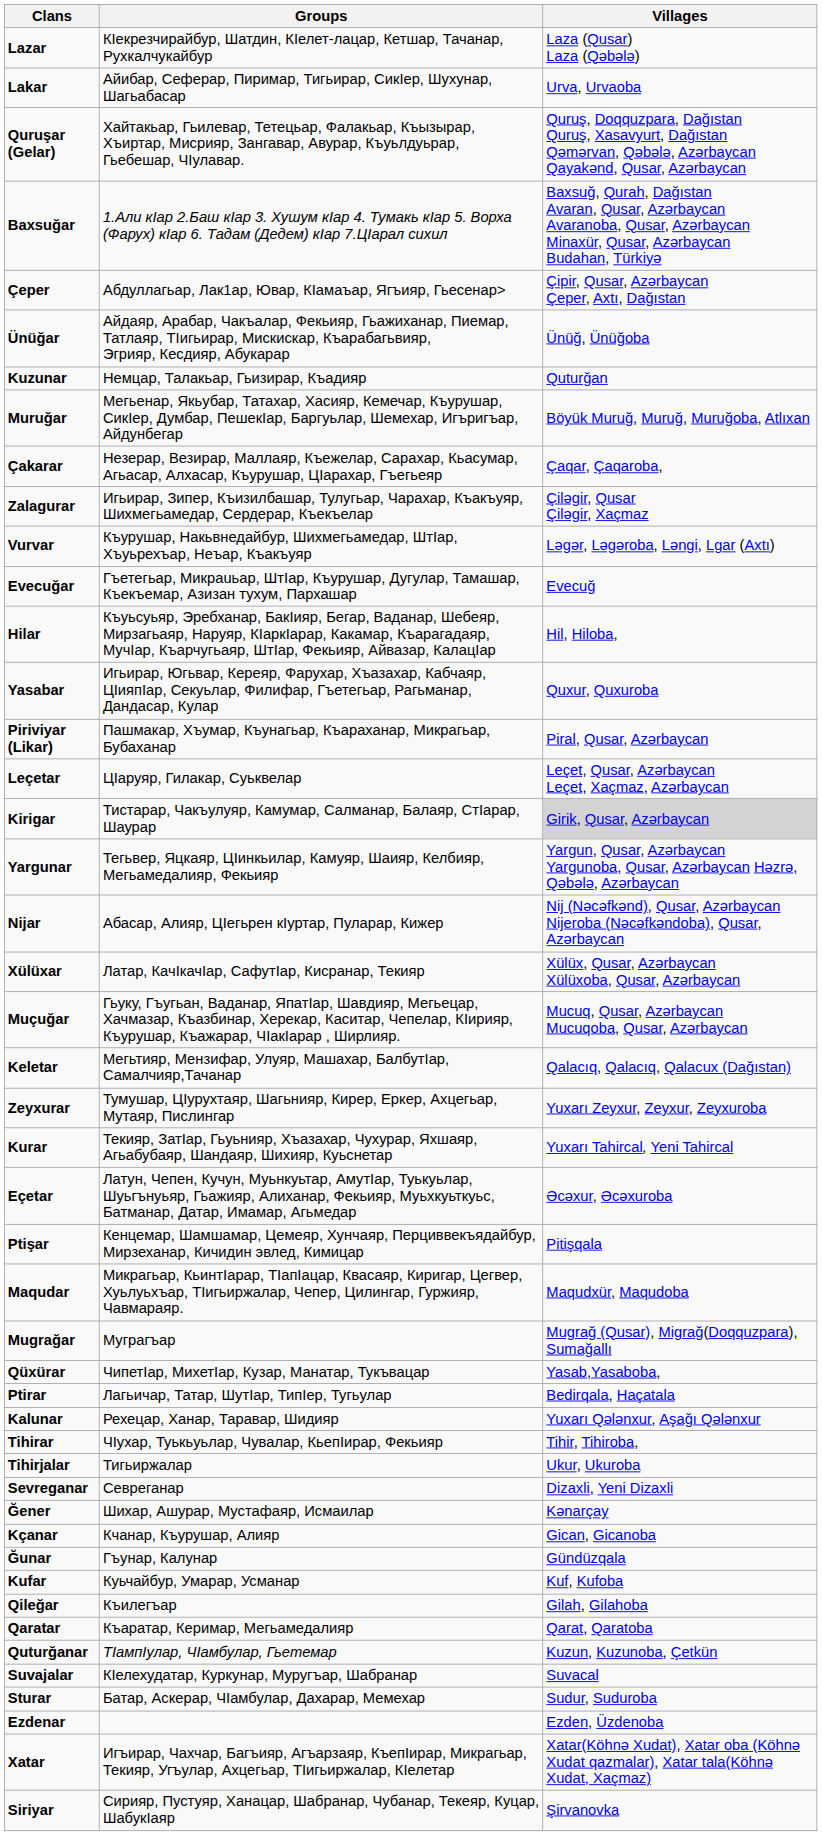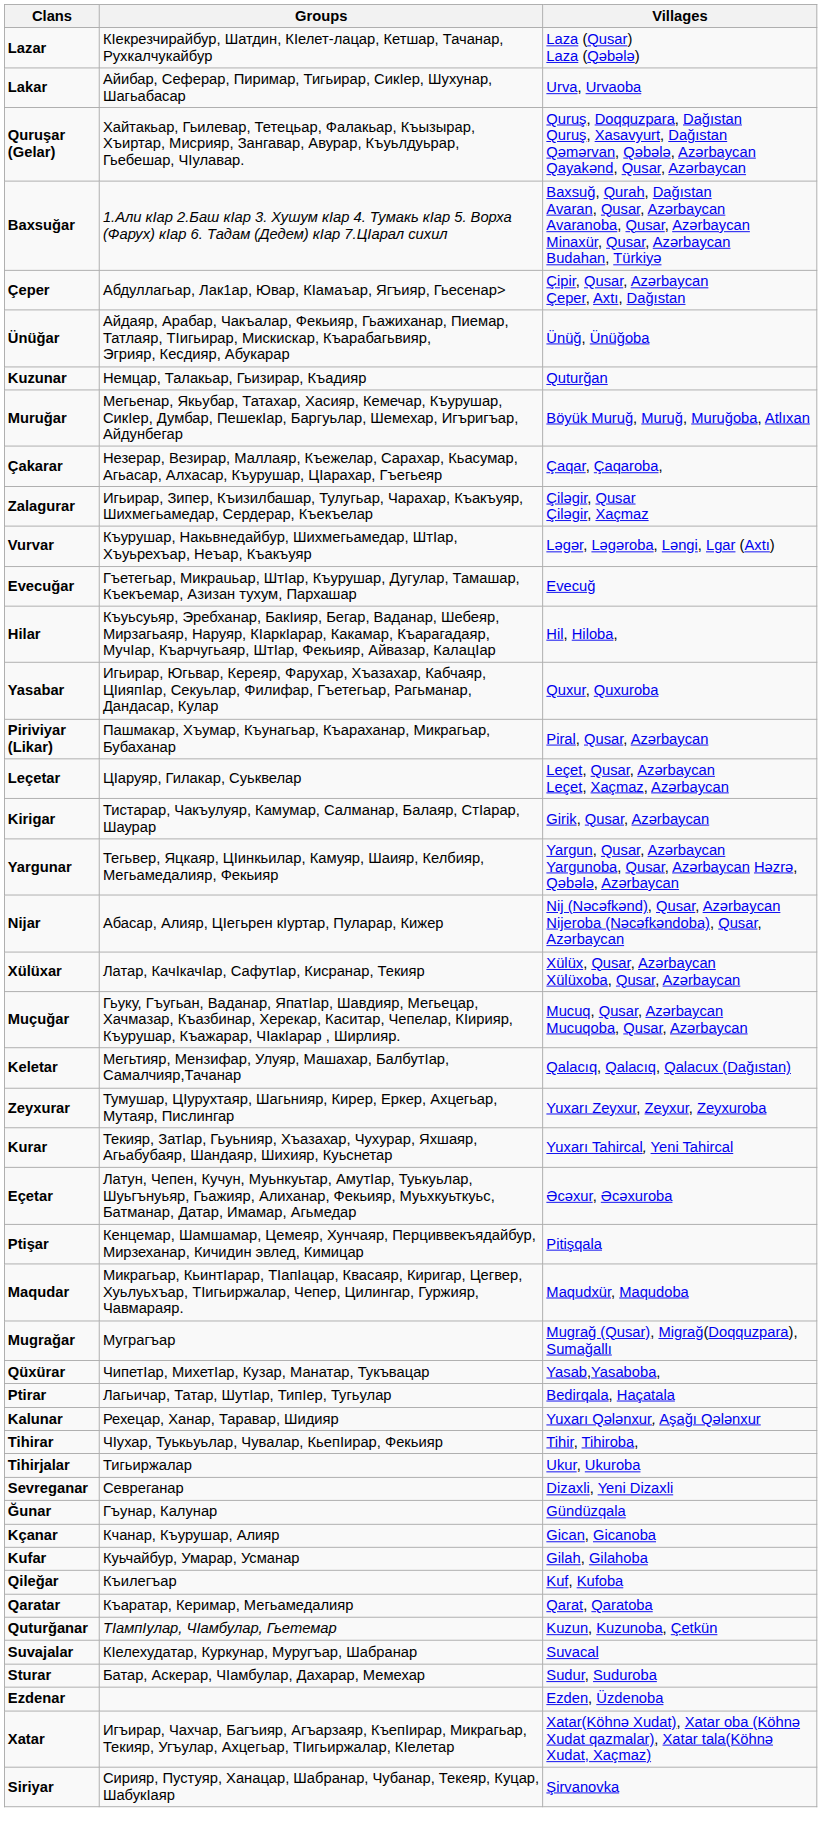(628, 818) lightgrey background -> (628, 818) no background
- row: (29, 1512)
rows swapped: (30, 1558) <-> (33, 1535)
(585, 1582) Kuf, Kufoba -> (597, 1558) Gilah, Gilahoba
(597, 1605) Gilah, Gilahoba -> (585, 1582) Kuf, Kufoba
